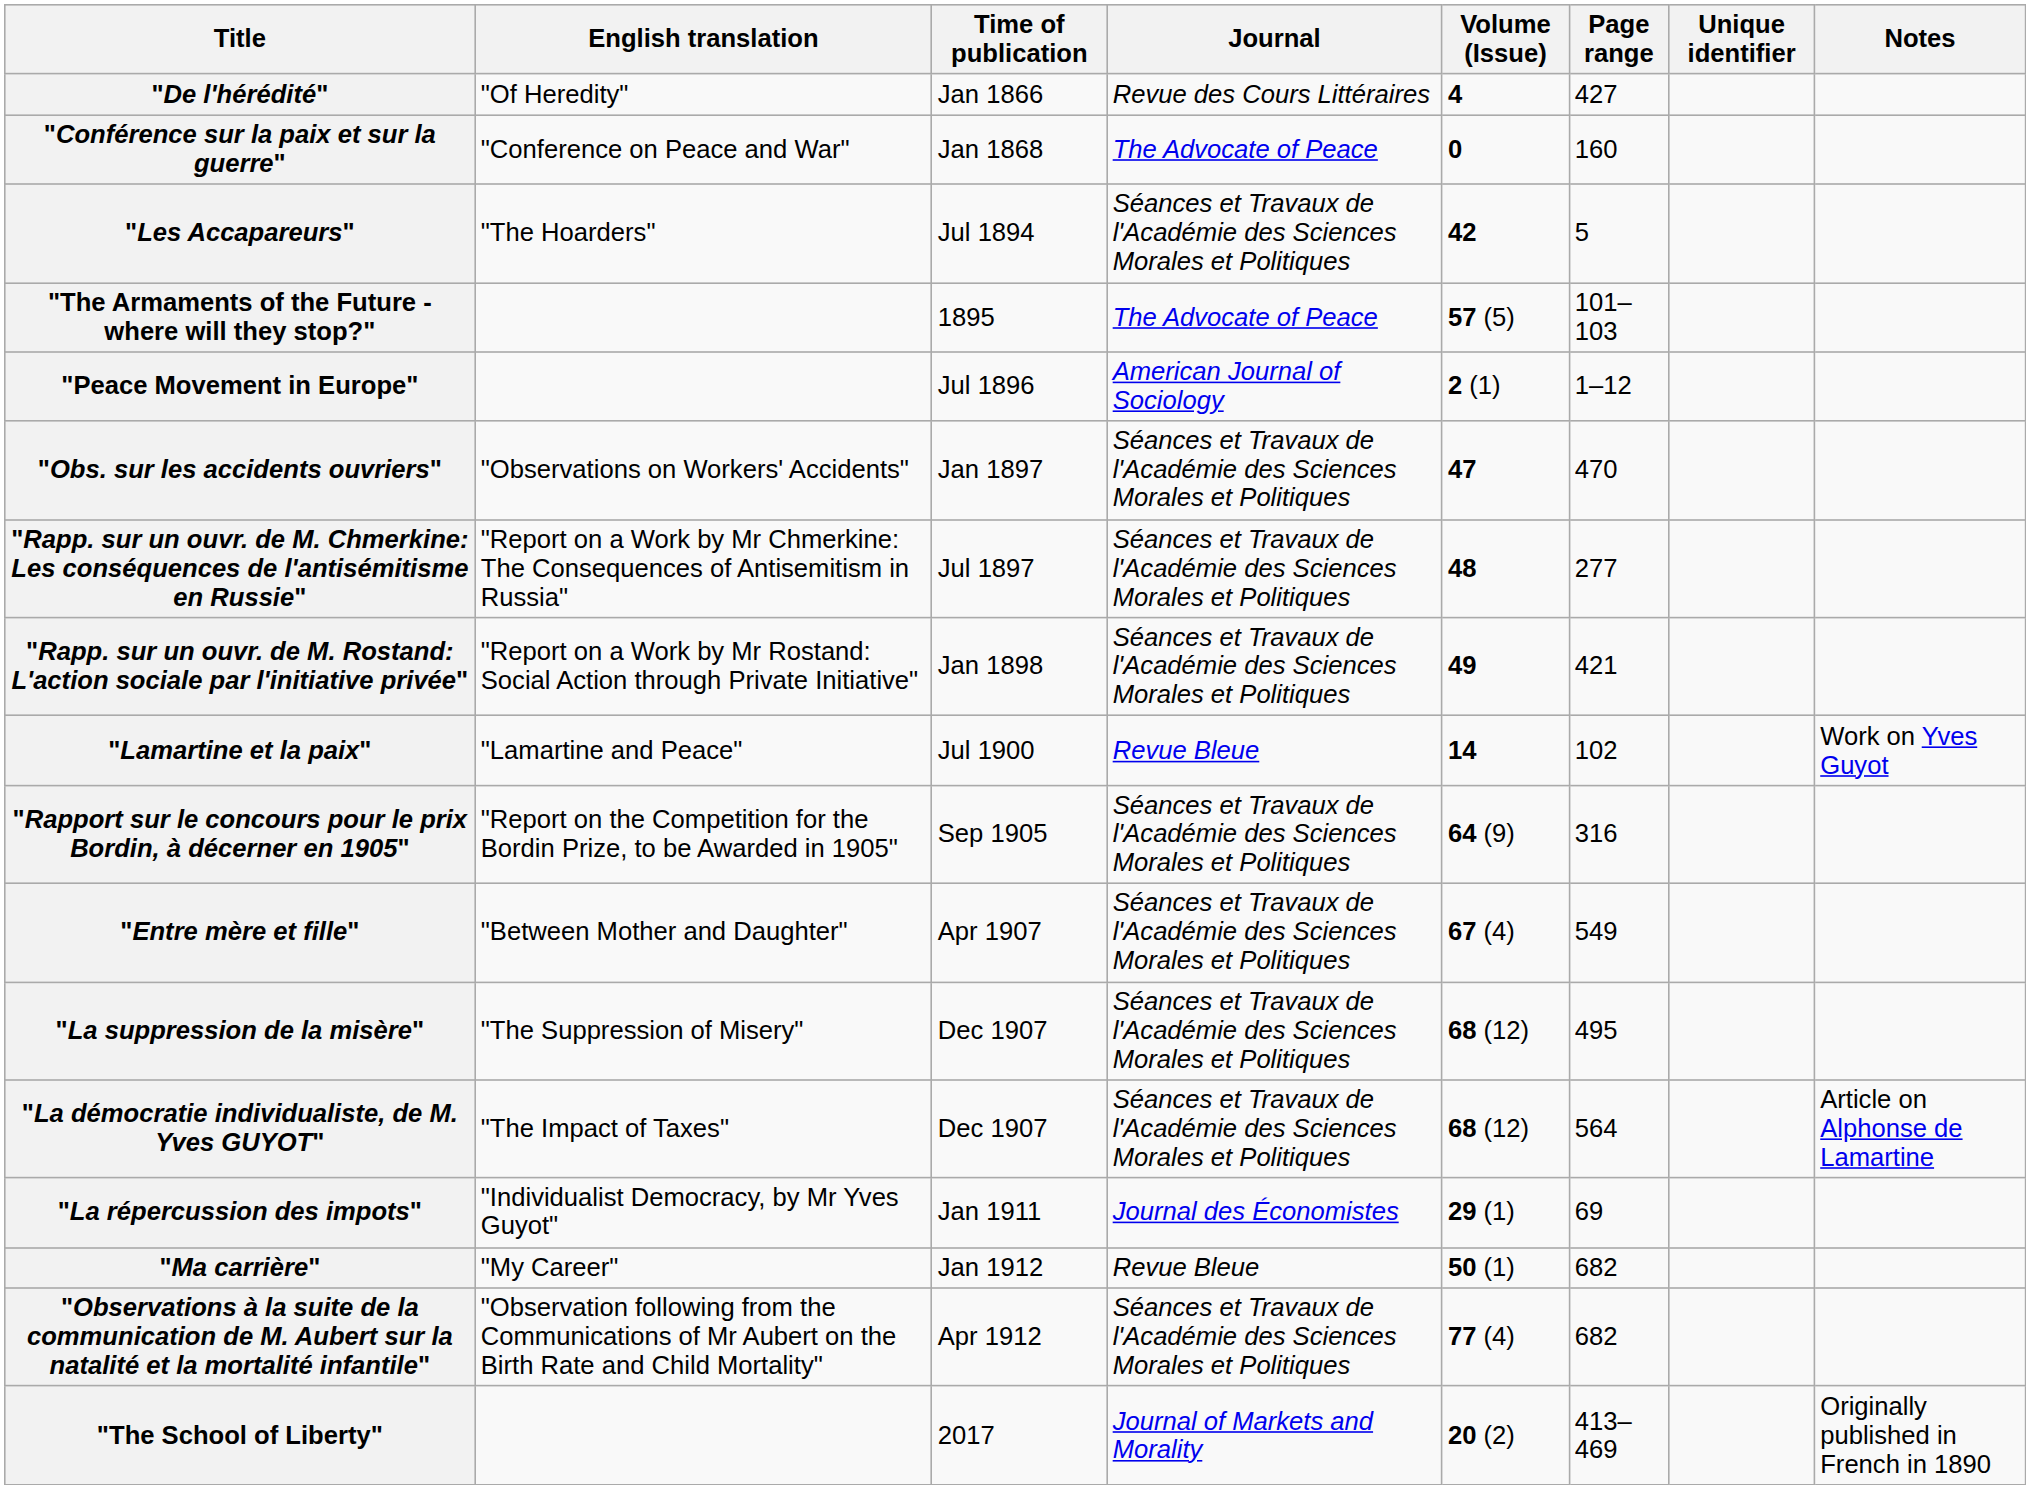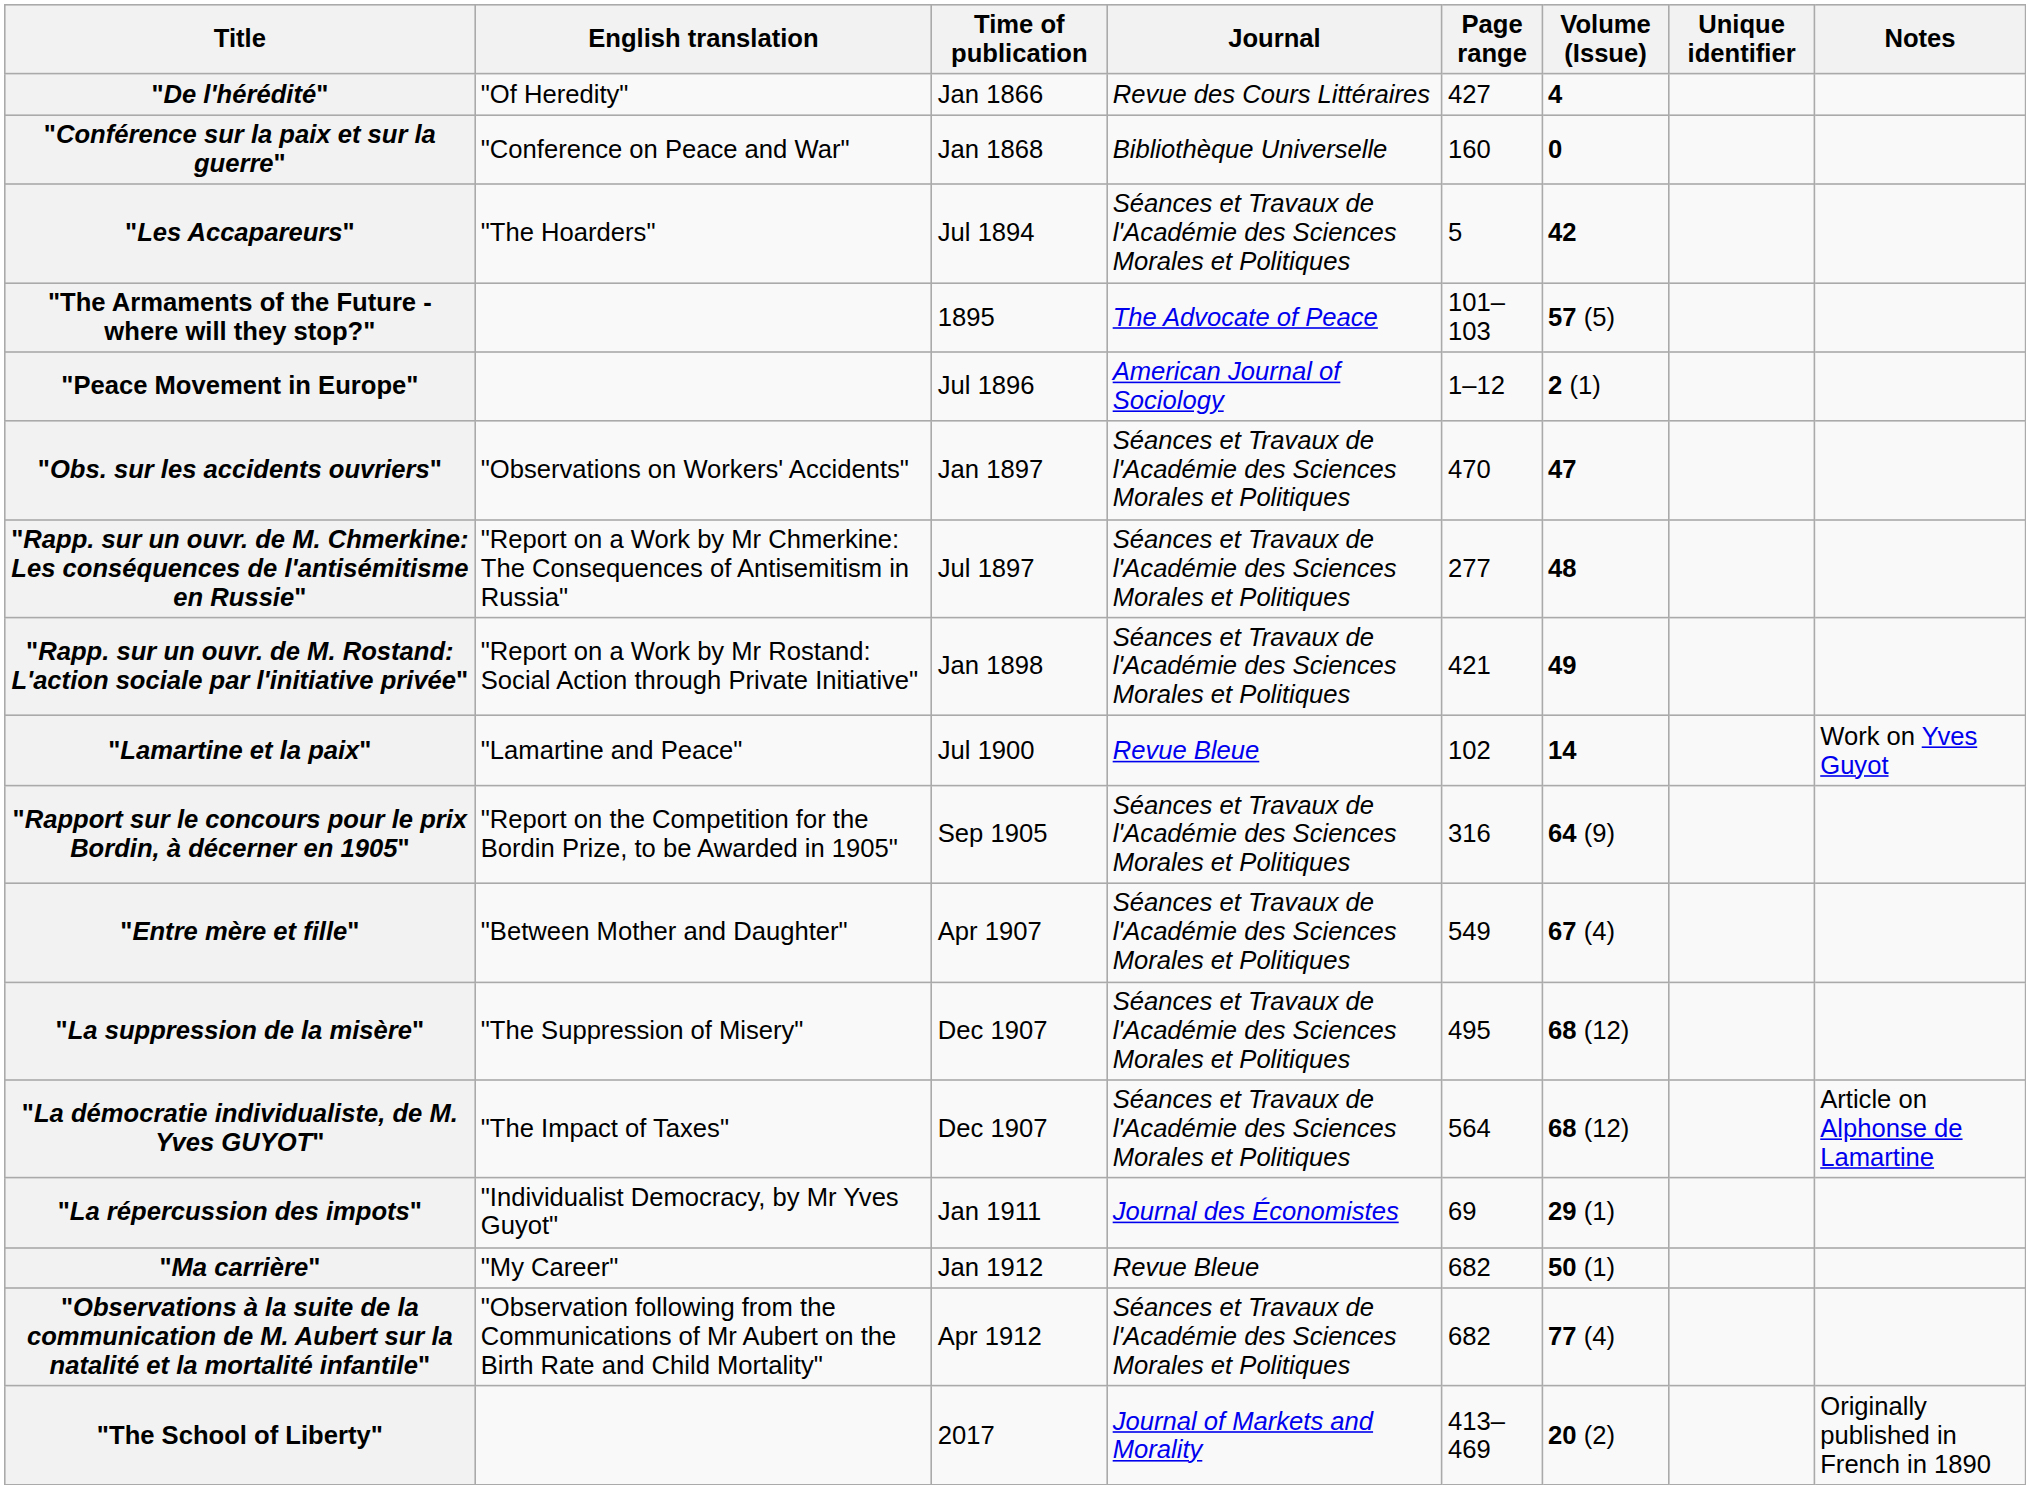columns swapped: (1505, 39) <-> (1619, 39)
(1245, 149) The Advocate of Peace -> (1250, 149) Bibliothèque Universelle
